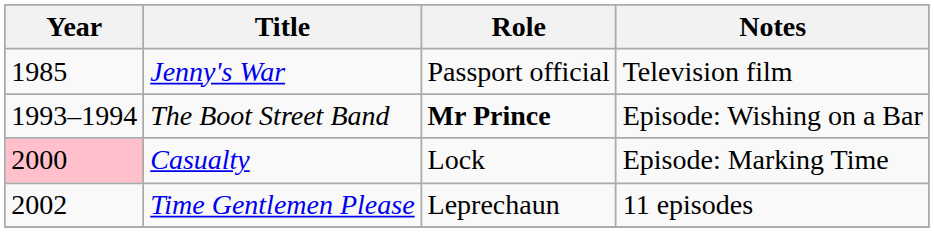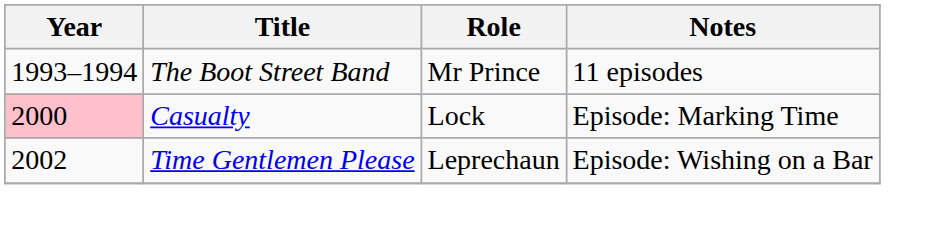- row: (218, 71)
(489, 115) bold -> (484, 71) normal
(773, 115) Episode: Wishing on a Bar -> (638, 71) 11 episodes
(688, 204) 11 episodes -> (723, 159) Episode: Wishing on a Bar
